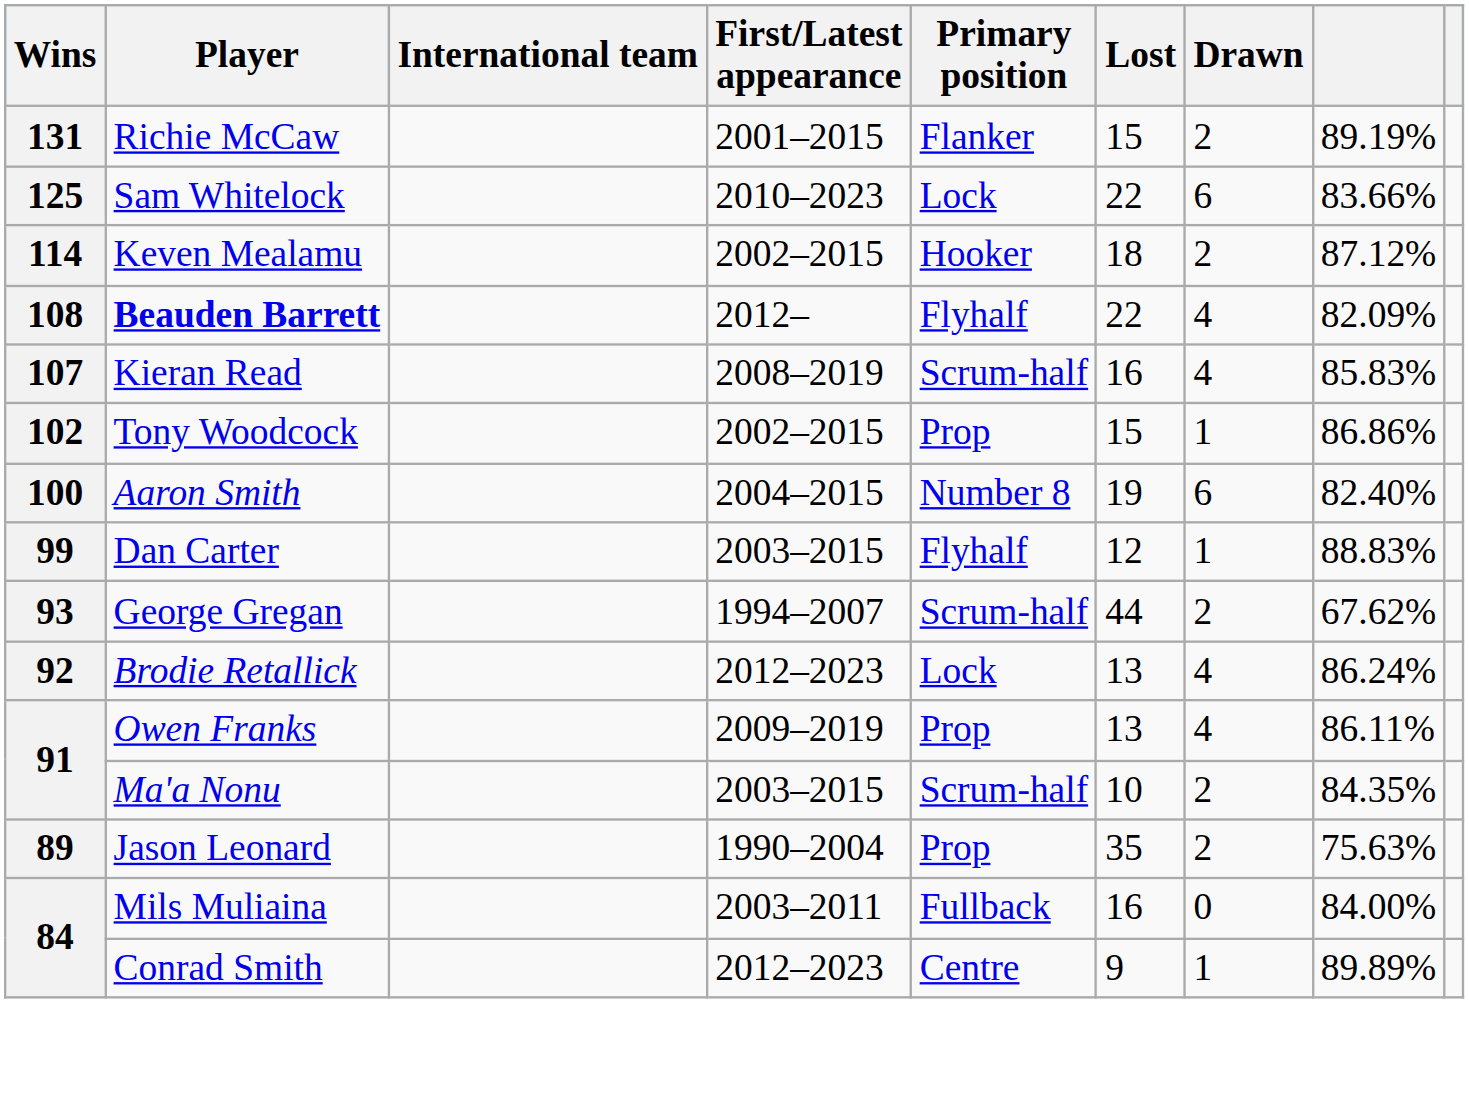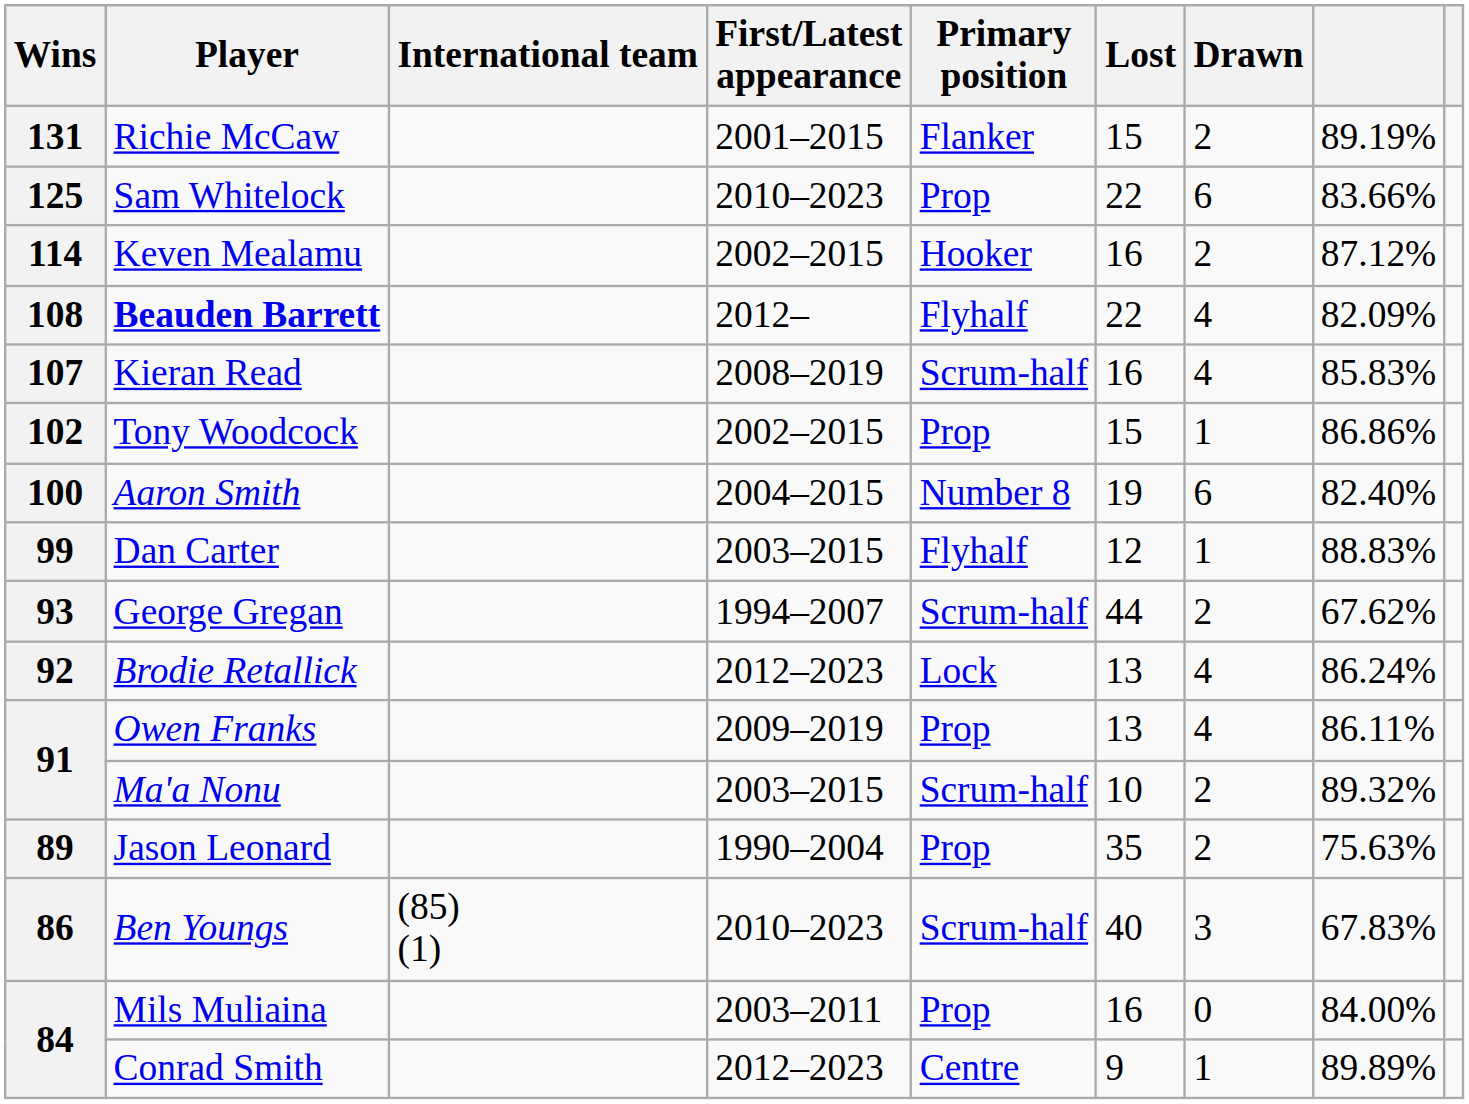(958, 195) Lock -> (955, 195) Prop
(1124, 254) 18 -> (1124, 254) 16
(1379, 788) 84.35% -> (1379, 788) 89.32%
+ row: (201, 928)
(985, 907) Fullback -> (955, 1009) Prop
